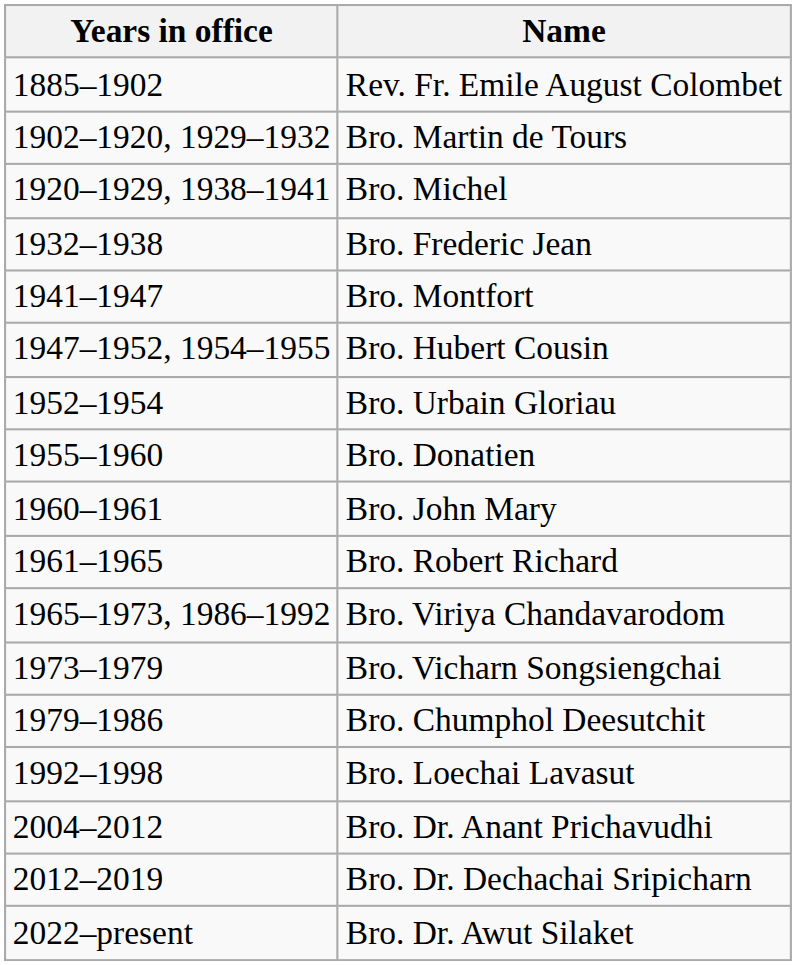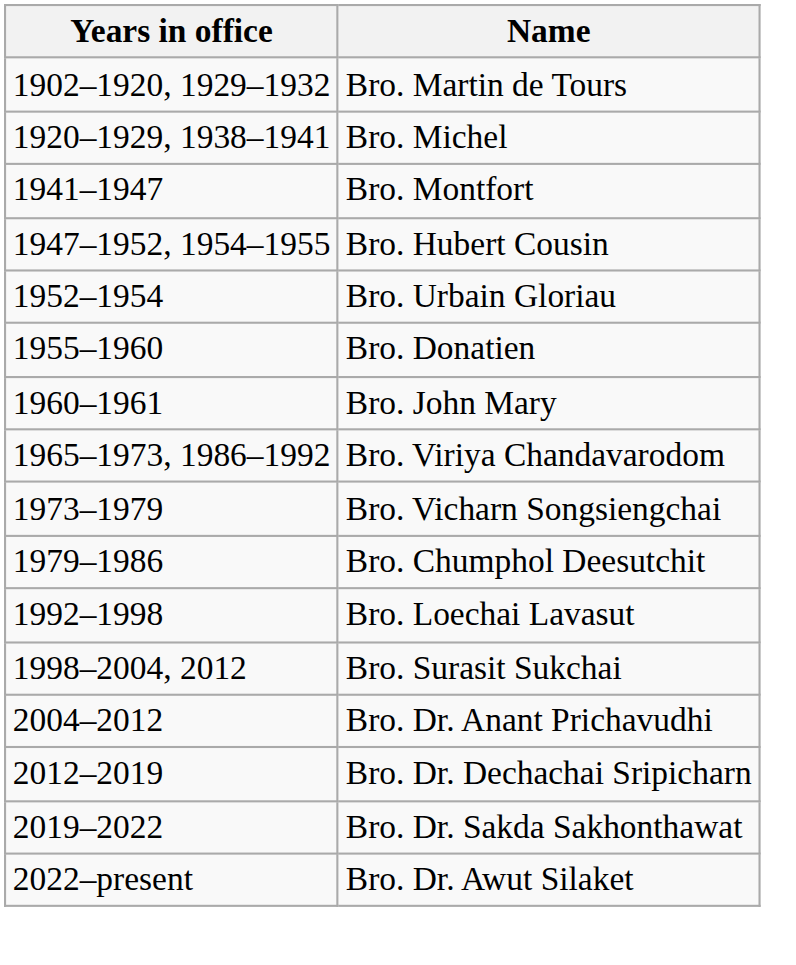- row: (564, 84)
- row: (469, 243)
- row: (482, 561)
+ row: (484, 667)
+ row: (544, 826)
